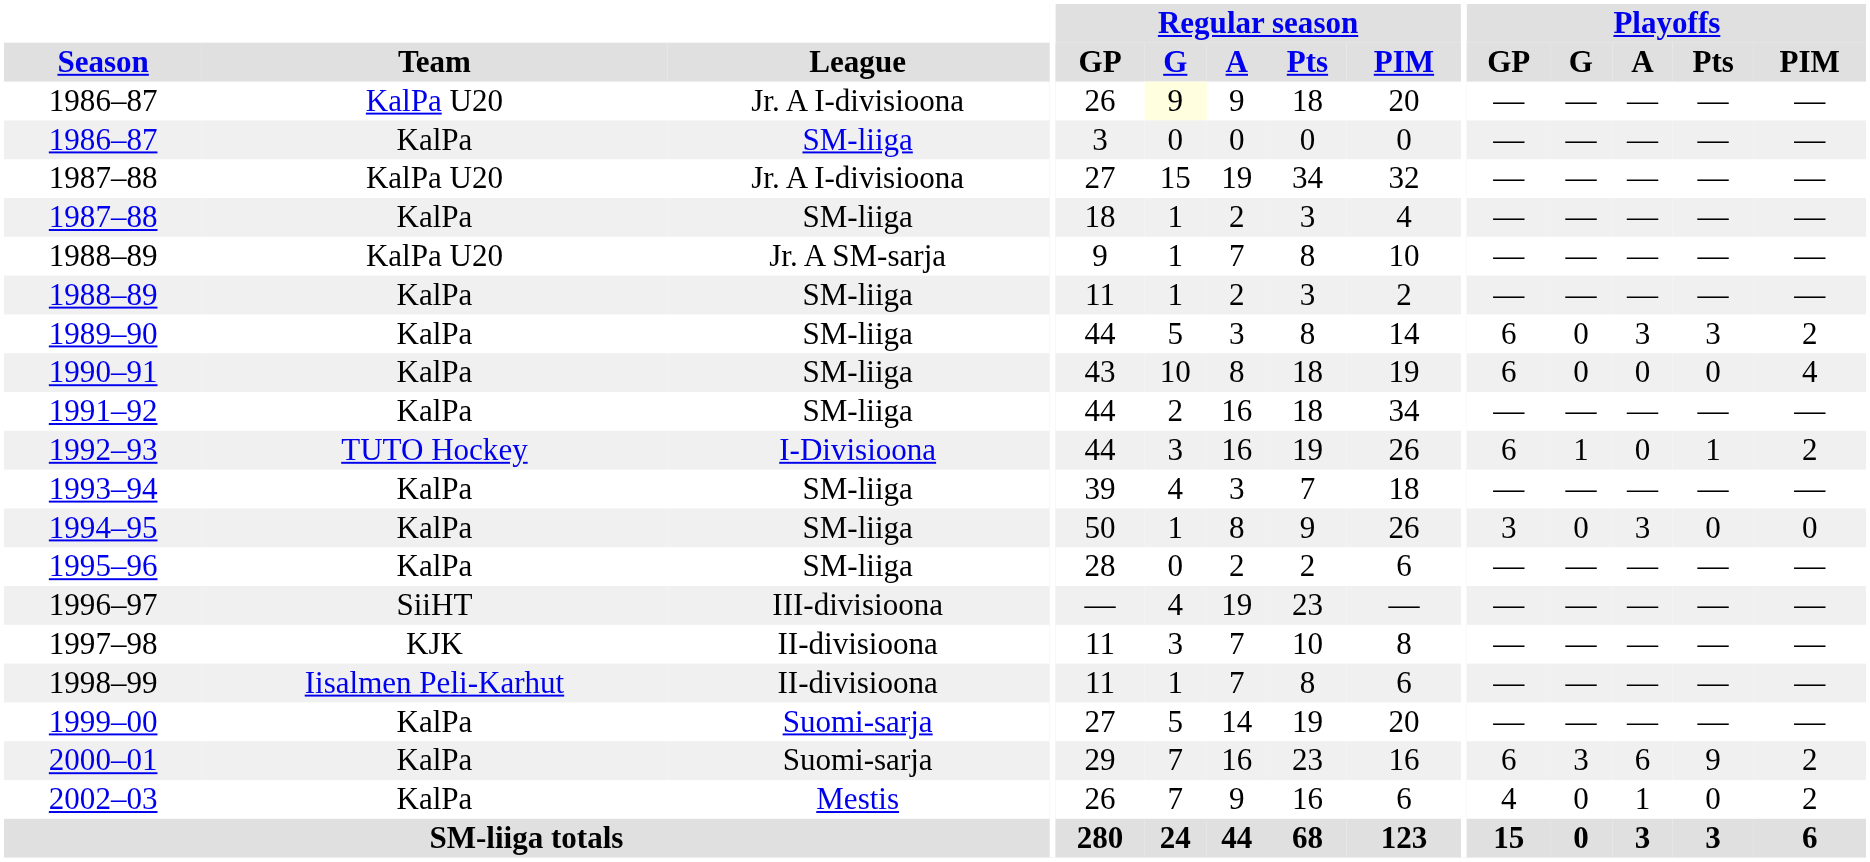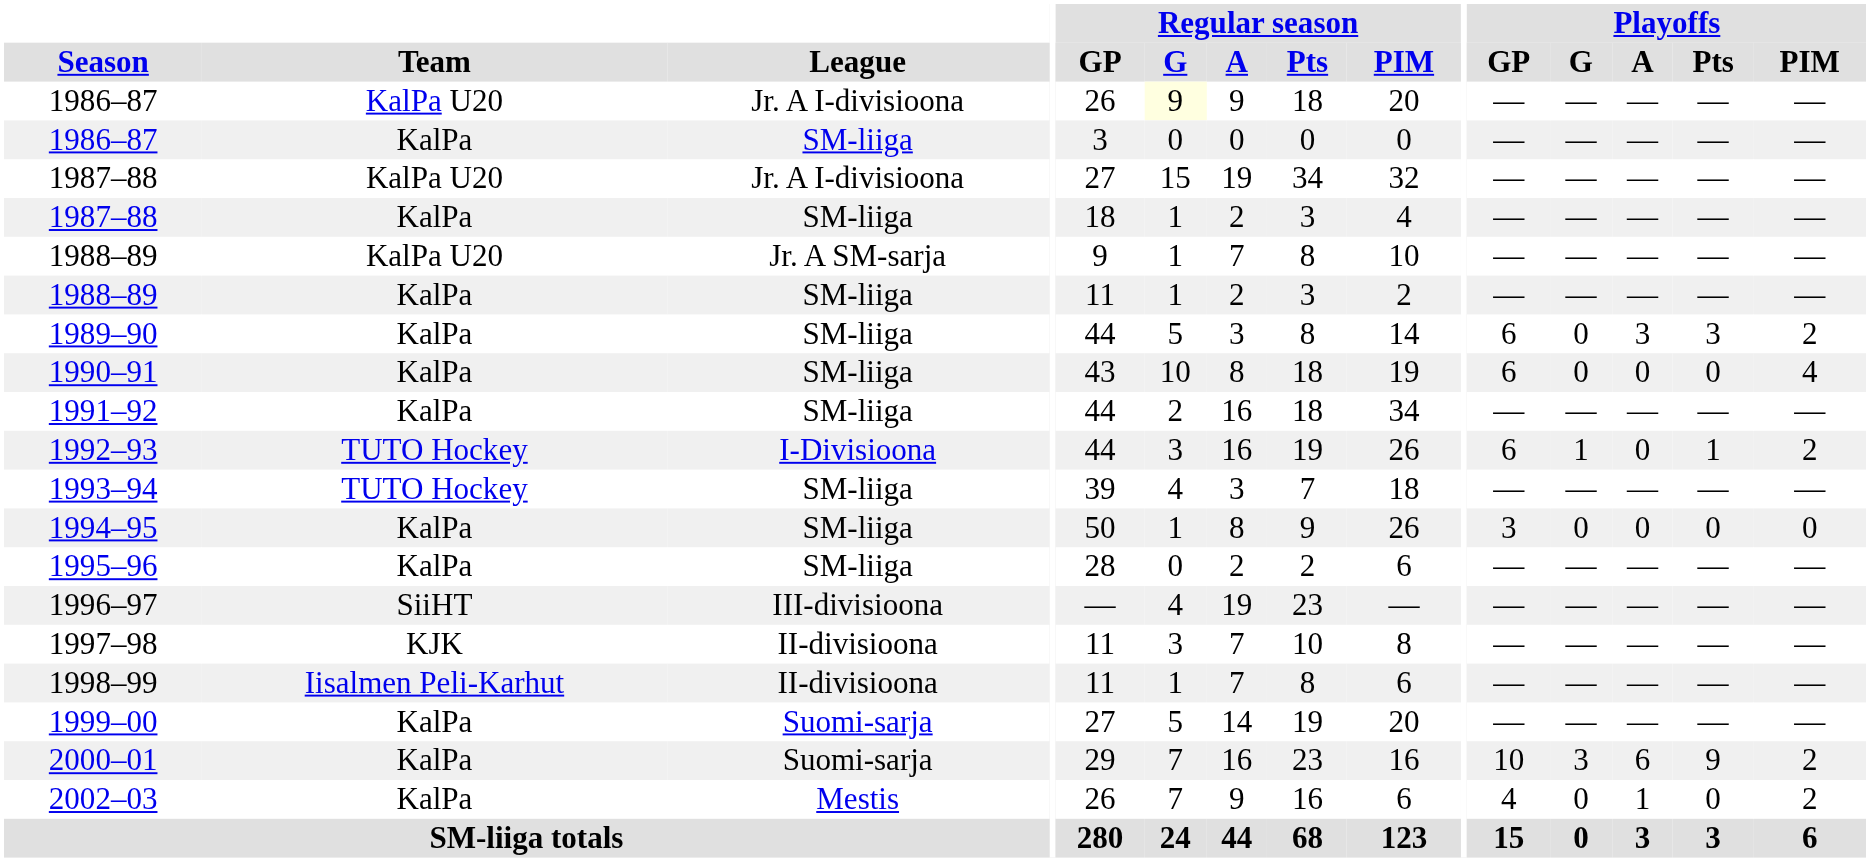(434, 488) KalPa -> (434, 488) TUTO Hockey
(1642, 527) 3 -> (1642, 527) 0
(1509, 760) 6 -> (1509, 760) 10
